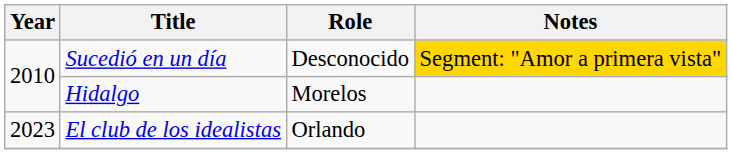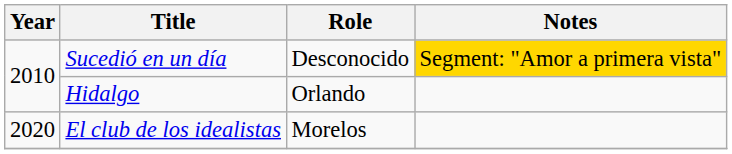(329, 93) Morelos -> (328, 93) Orlando
(32, 129) 2023 -> (32, 129) 2020
(328, 129) Orlando -> (329, 129) Morelos
